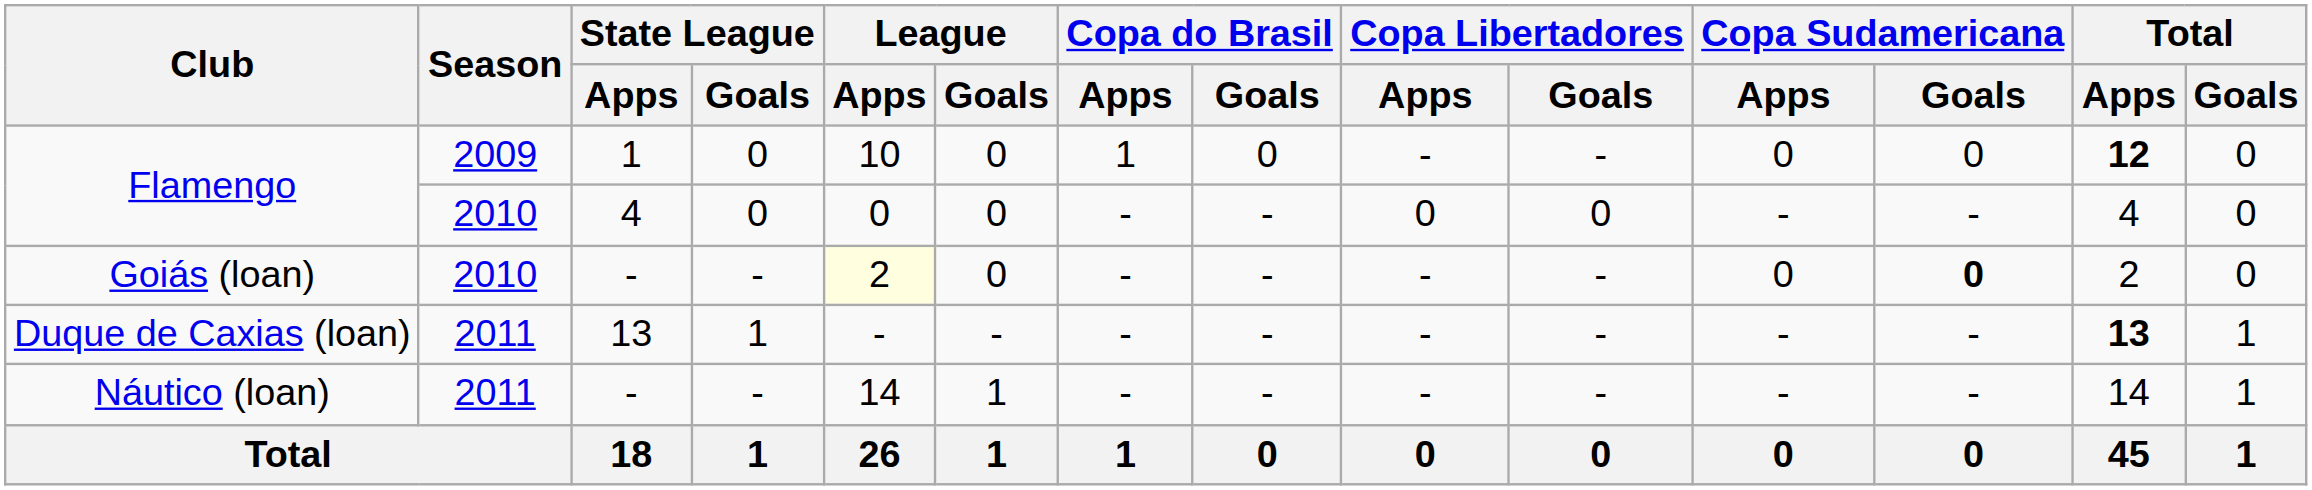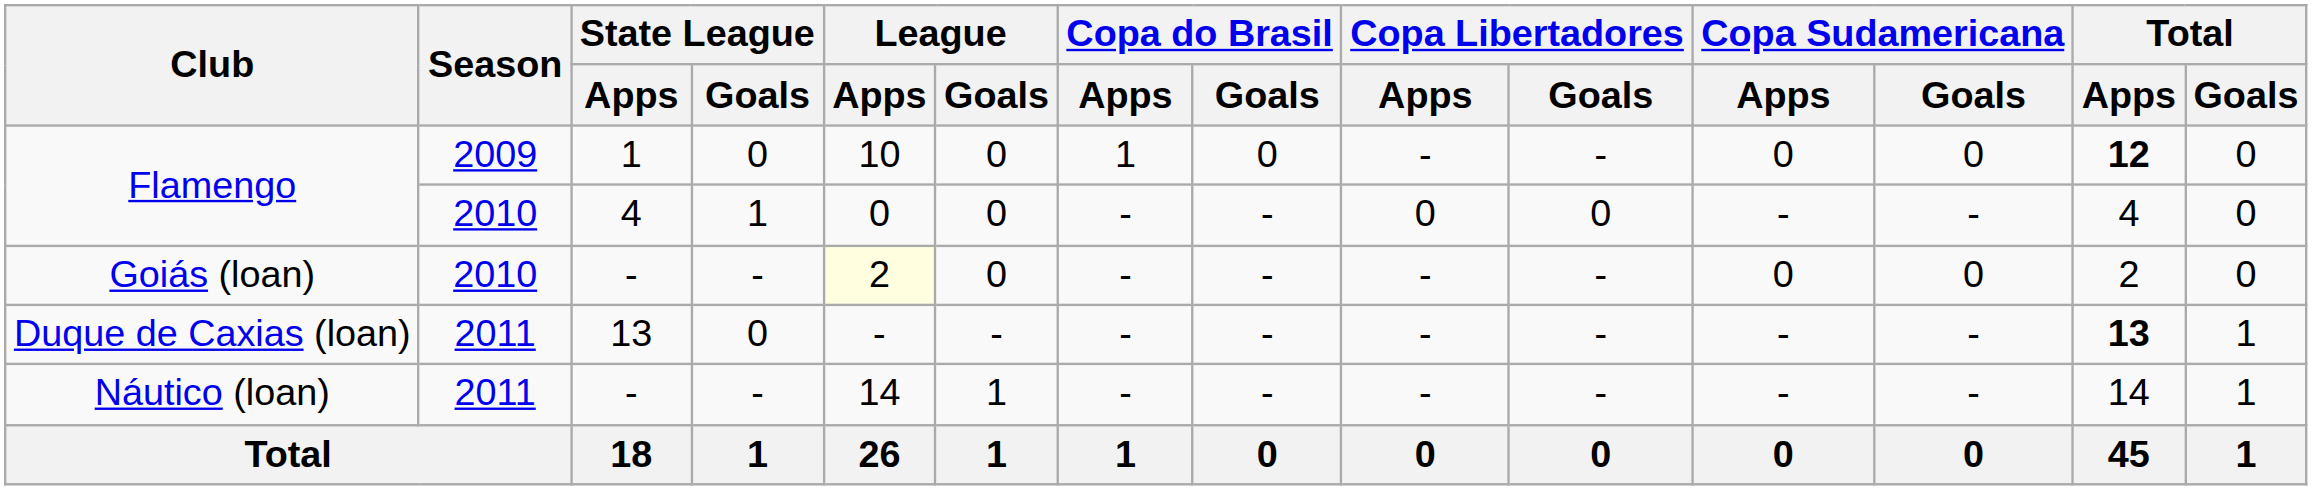(758, 214) 0 -> (758, 214) 1
(1974, 273) bold -> (1974, 273) normal
(758, 333) 1 -> (758, 333) 0
